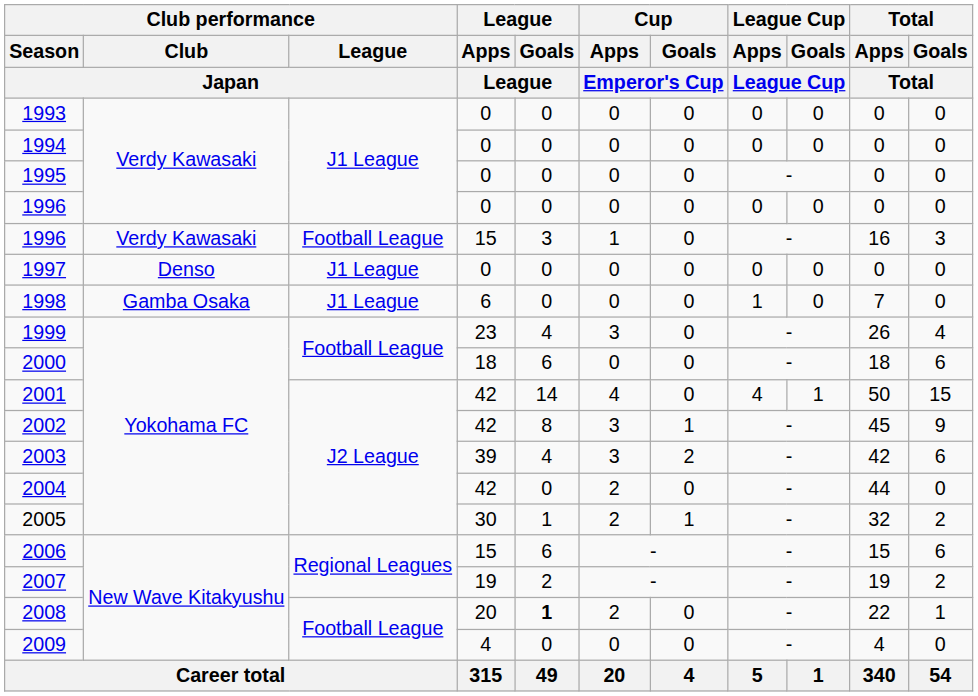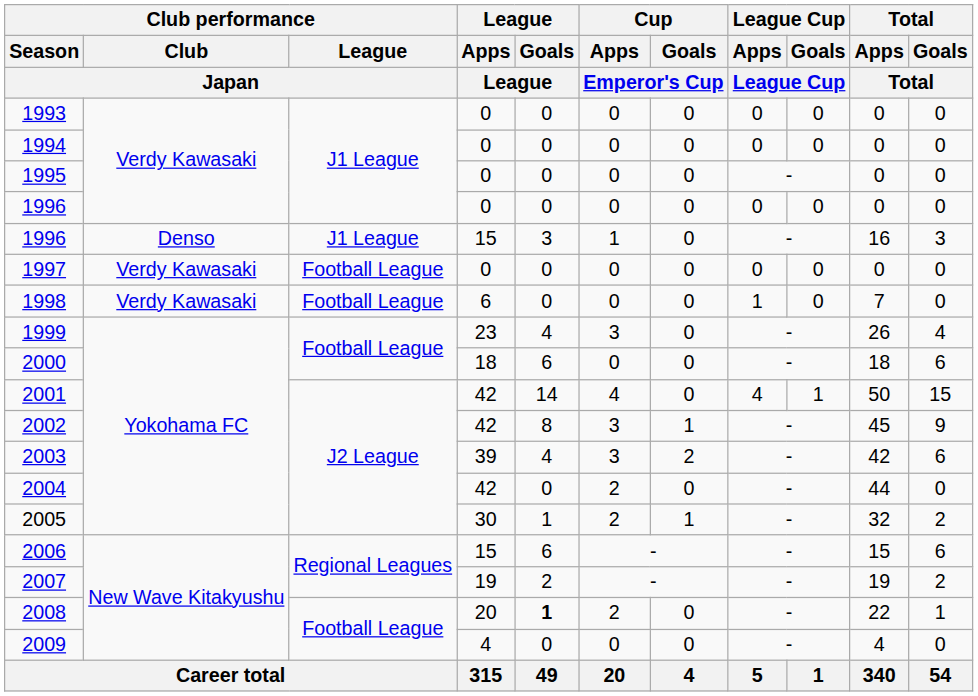(186, 238) Verdy Kawasaki -> (186, 238) Denso
(373, 238) Football League -> (373, 238) J1 League
(186, 269) Denso -> (186, 269) Verdy Kawasaki
(373, 269) J1 League -> (373, 269) Football League
(186, 301) Gamba Osaka -> (186, 301) Verdy Kawasaki
(373, 301) J1 League -> (373, 301) Football League
